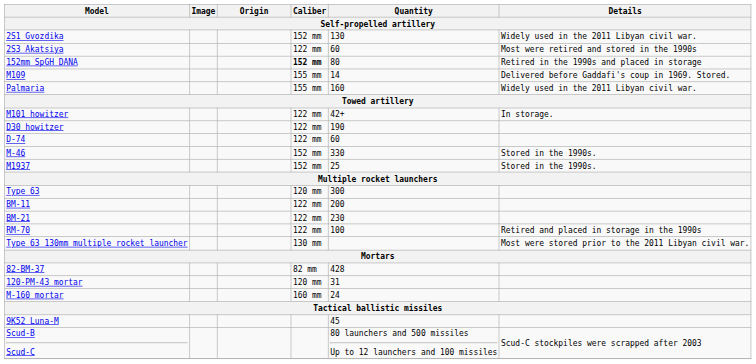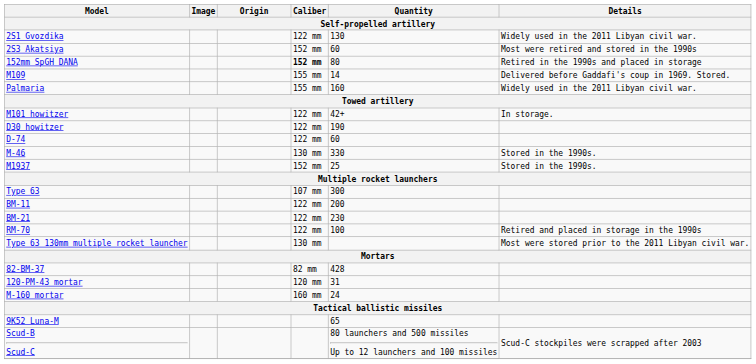(307, 37) 152 mm -> (307, 37) 122 mm
(307, 50) 122 mm -> (307, 50) 152 mm
(307, 153) 152 mm -> (307, 153) 130 mm
(307, 192) 120 mm -> (307, 192) 107 mm
(335, 321) 45 -> (335, 321) 65
